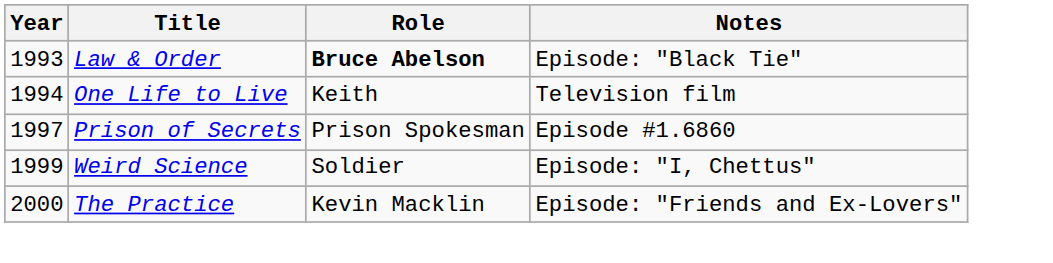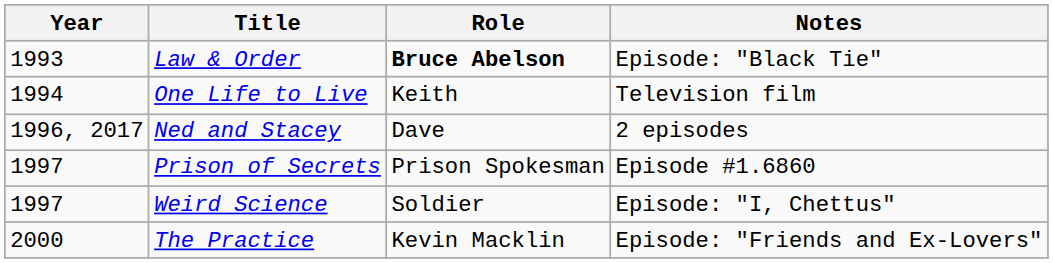+ row: (248, 132)
(37, 168) 1999 -> (37, 204) 1997
